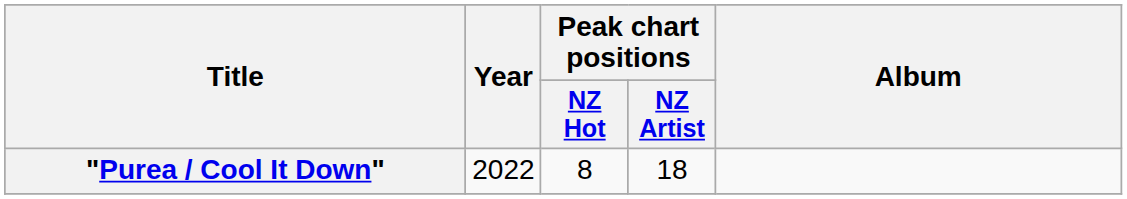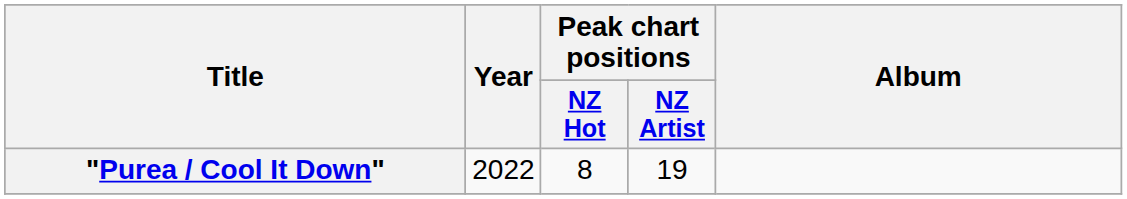(672, 170) 18 -> (672, 170) 19
